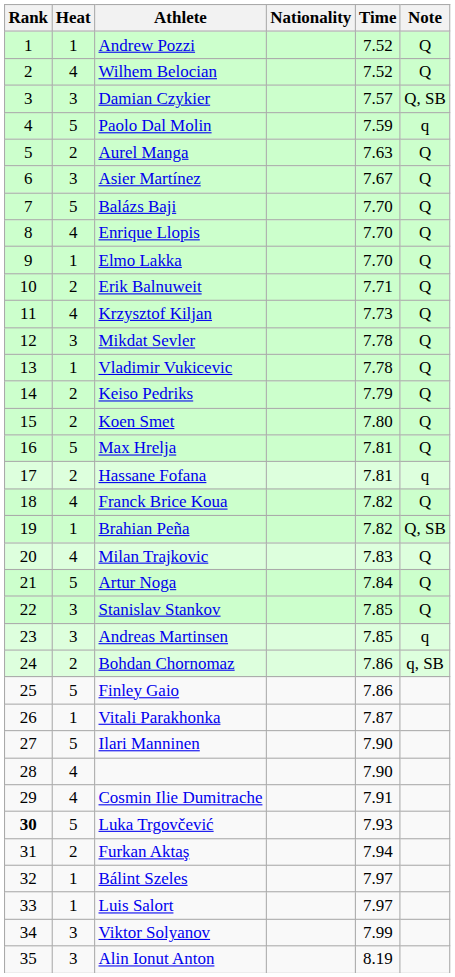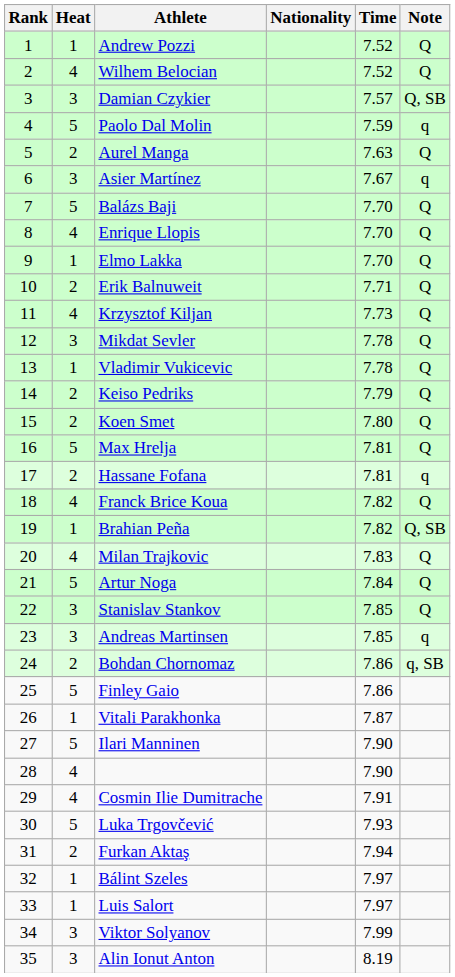(425, 179) Q -> (425, 179) q
(28, 824) bold -> (28, 824) normal
